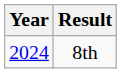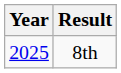(29, 51) 2024 -> (29, 51) 2025
